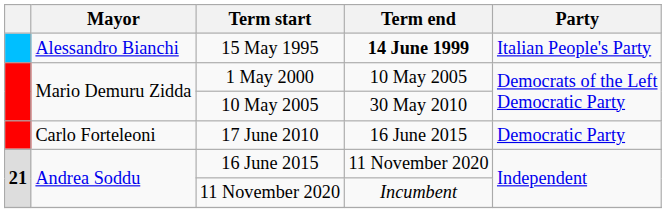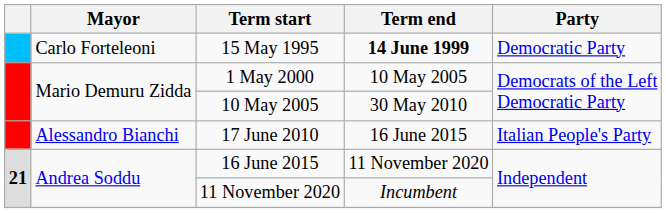(107, 47) Alessandro Bianchi -> (95, 47) Carlo Forteleoni
(574, 47) Italian People's Party -> (561, 47) Democratic Party
(95, 134) Carlo Forteleoni -> (107, 134) Alessandro Bianchi
(561, 134) Democratic Party -> (574, 134) Italian People's Party
